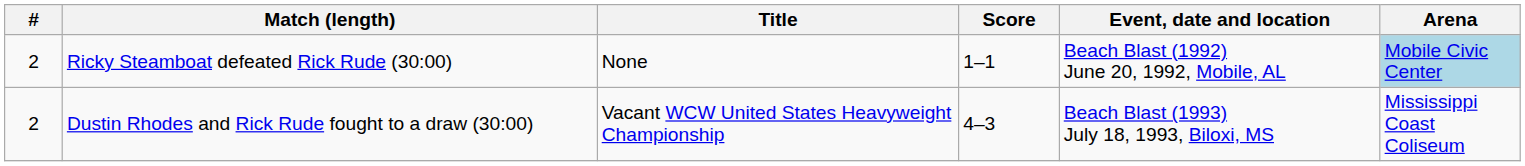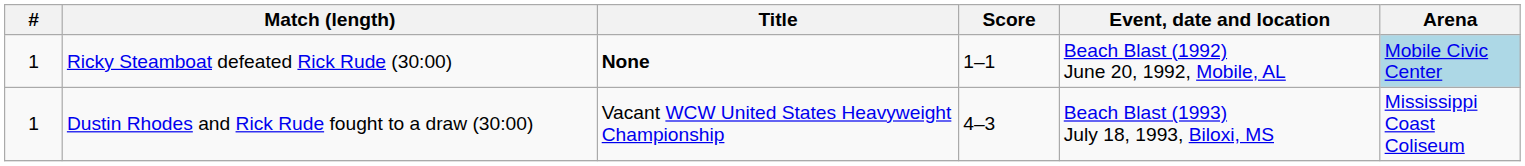(34, 60) 2 -> (34, 60) 1
(625, 60) normal -> (626, 60) bold
(34, 123) 2 -> (34, 123) 1
